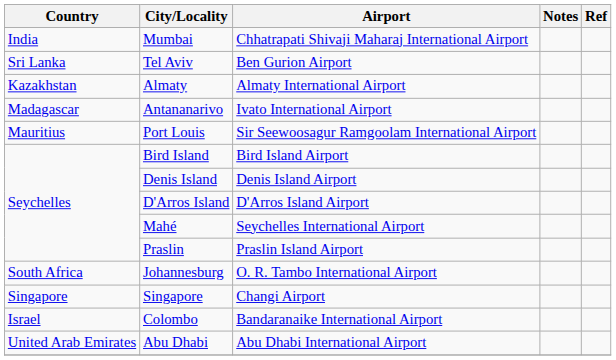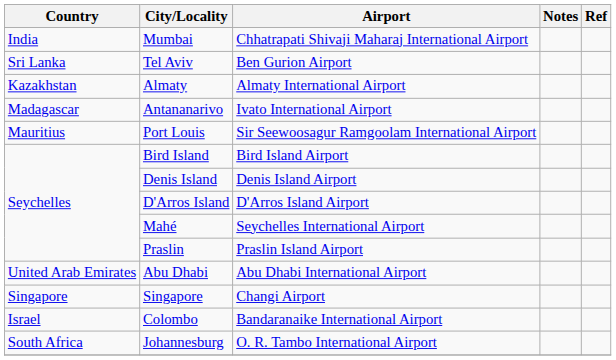rows swapped: (183, 272) <-> (175, 343)
